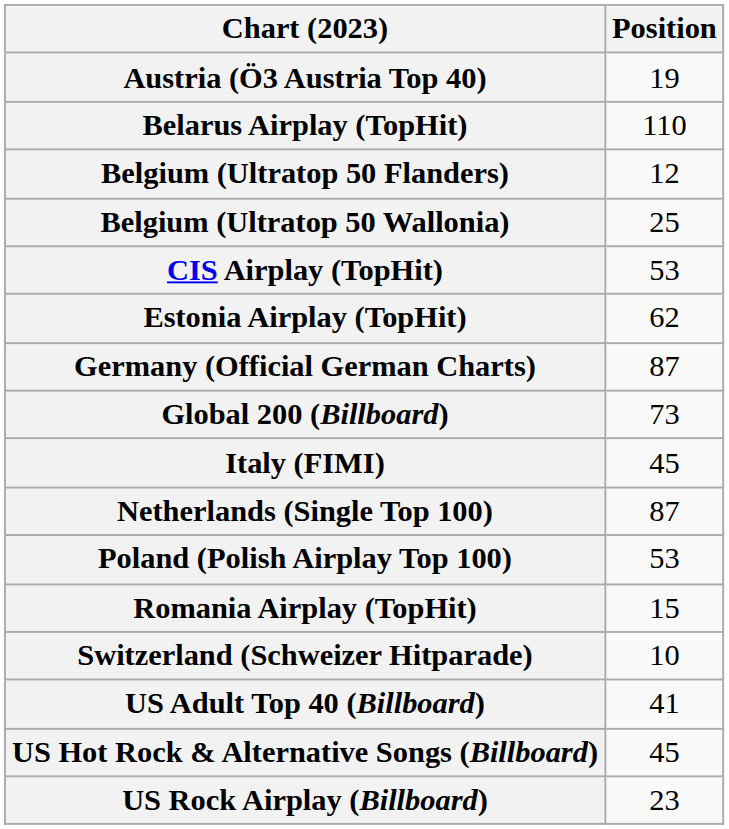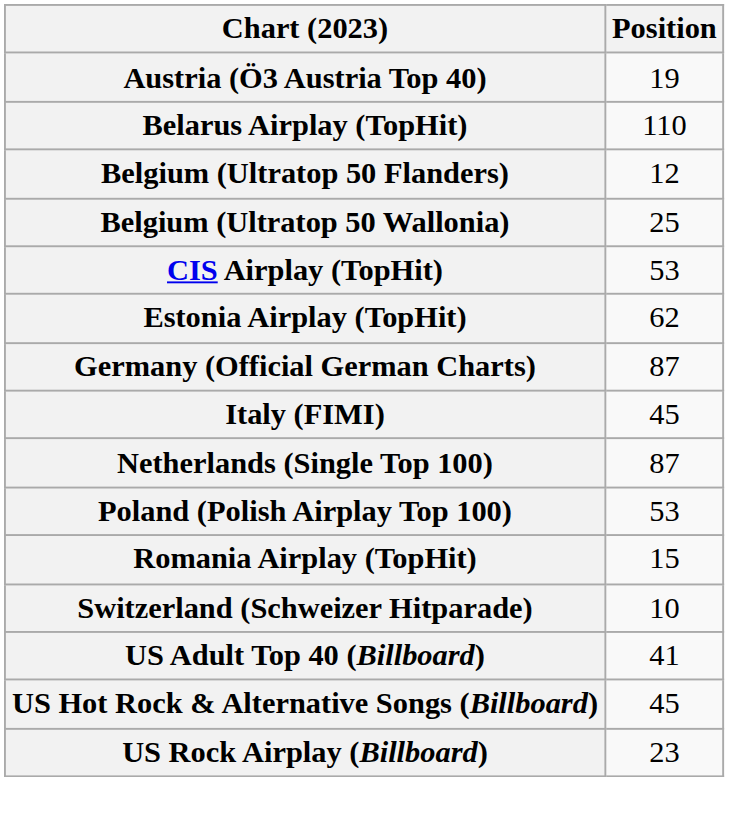- row: (305, 414)
